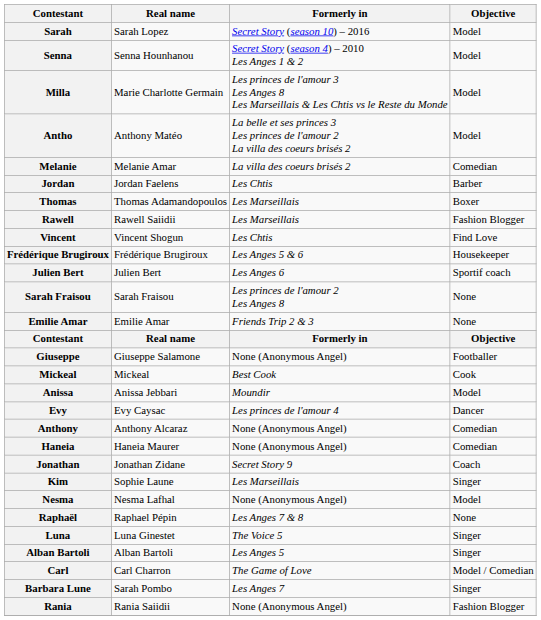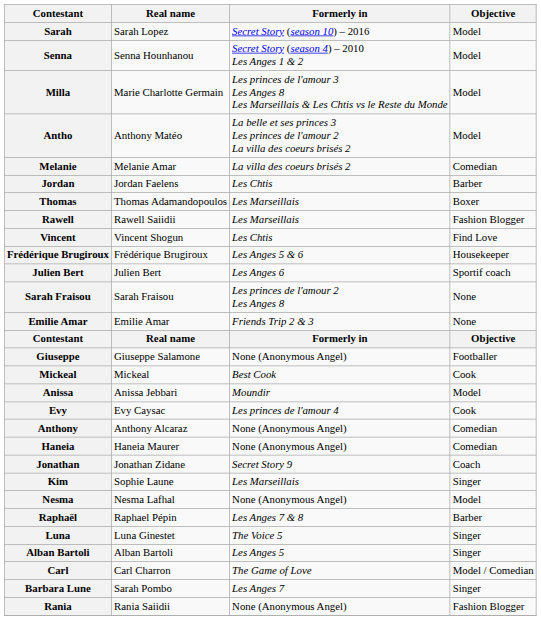(468, 410) Dancer -> (464, 410) Cook
(464, 517) None -> (467, 517) Barber
